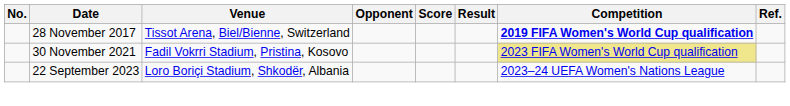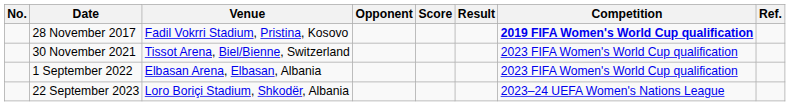(247, 33) Tissot Arena, Biel/Bienne, Switzerland -> (247, 33) Fadil Vokrri Stadium, Pristina, Kosovo
(247, 52) Fadil Vokrri Stadium, Pristina, Kosovo -> (247, 52) Tissot Arena, Biel/Bienne, Switzerland
(619, 52) khaki background -> (619, 52) no background
+ row: (82, 71)
